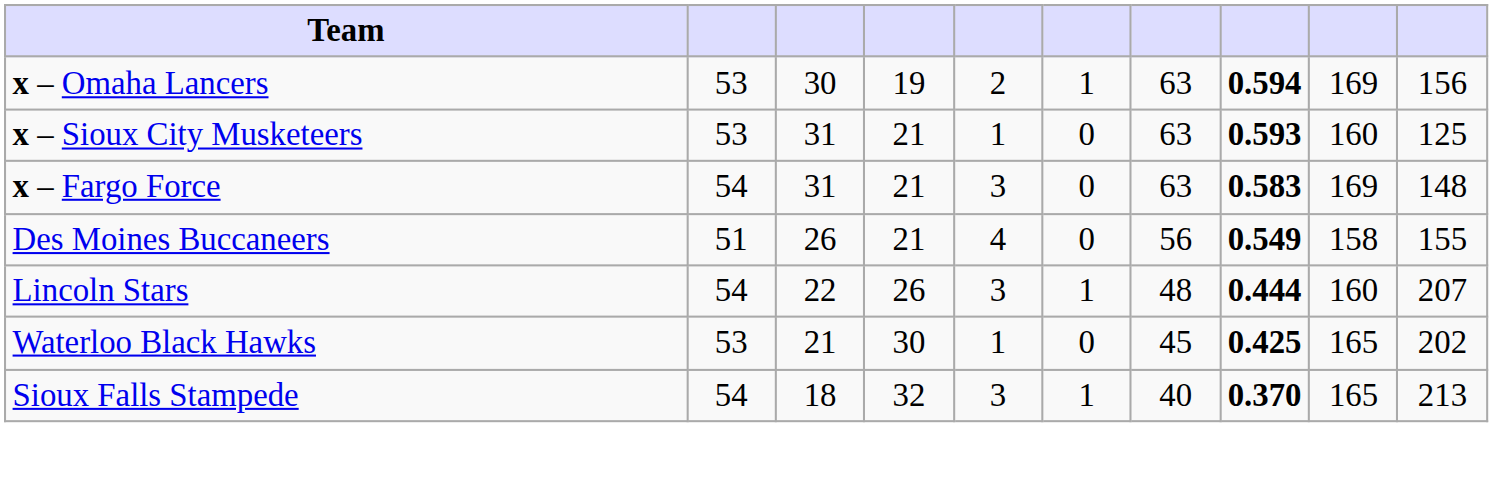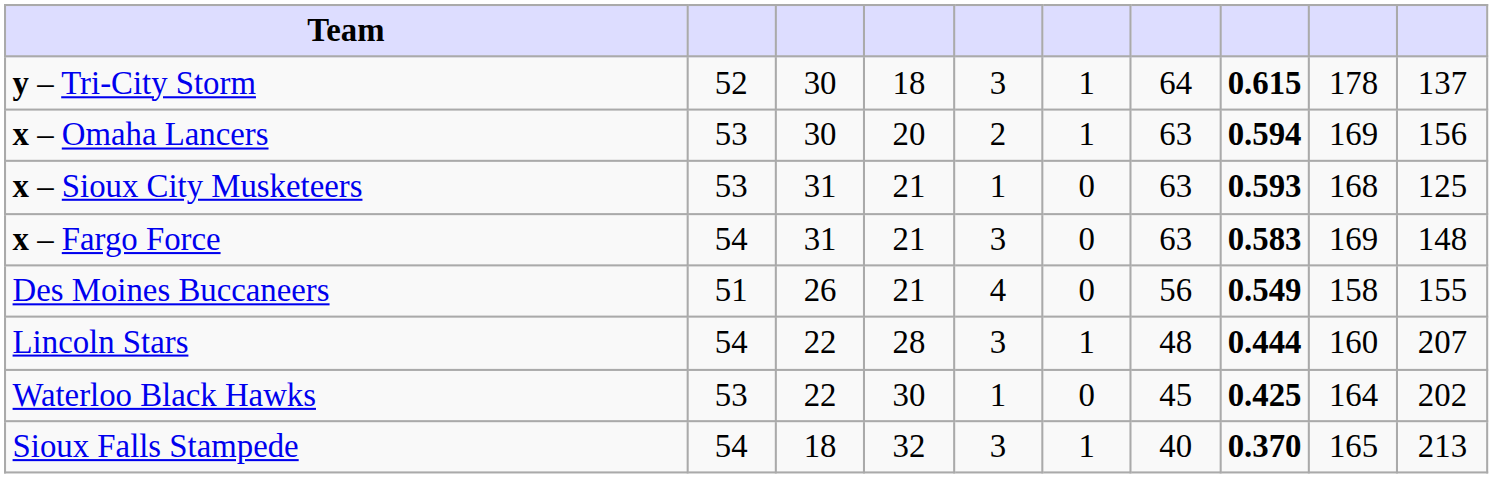+ row: (134, 82)
(909, 82) 19 -> (909, 134) 20
(1353, 134) 160 -> (1353, 186) 168
(909, 290) 26 -> (909, 342) 28
(820, 342) 21 -> (820, 394) 22
(1353, 342) 165 -> (1353, 394) 164
